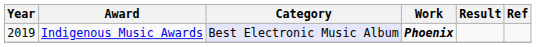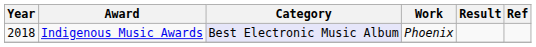(21, 33) 2019 -> (21, 33) 2018
(429, 33) bold -> (429, 33) normal
